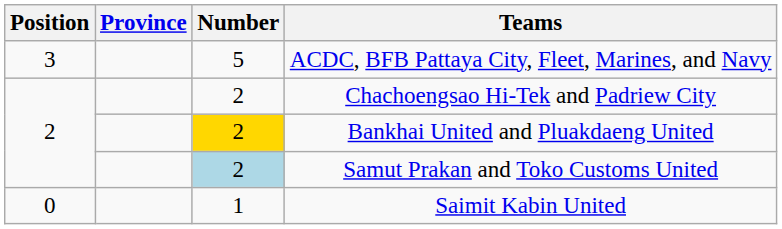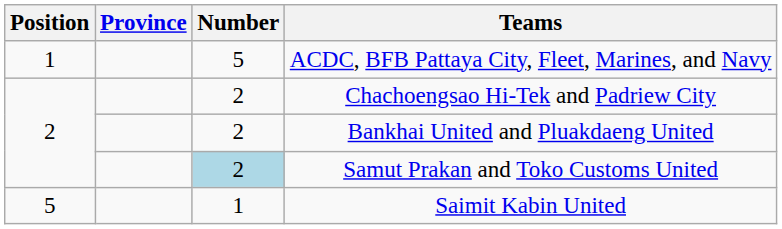(50, 59) 3 -> (50, 59) 1
(238, 132) gold background -> (238, 132) no background
(50, 205) 0 -> (50, 205) 5
